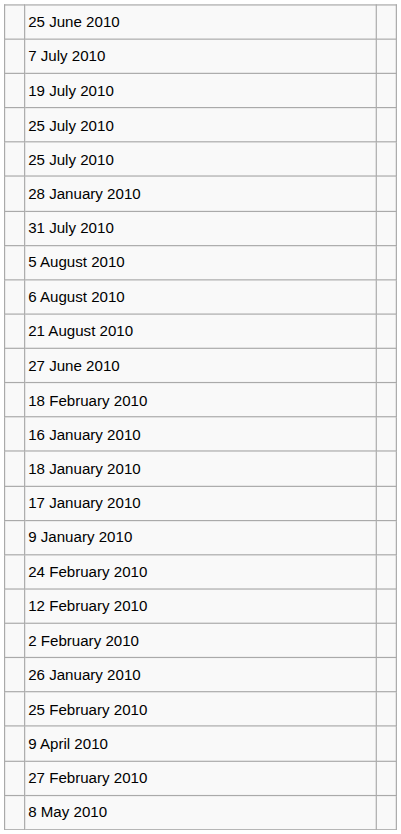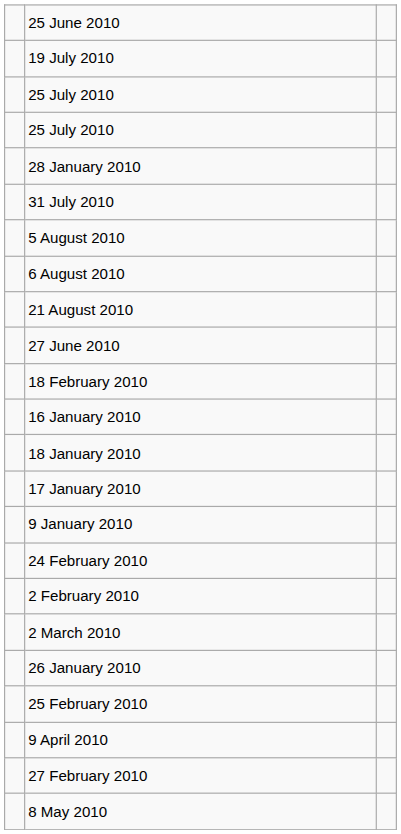- row: (15, 56)
- row: (15, 606)
+ row: (15, 632)
